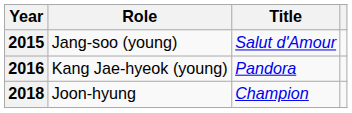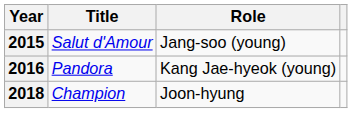columns swapped: (286, 17) <-> (140, 17)
